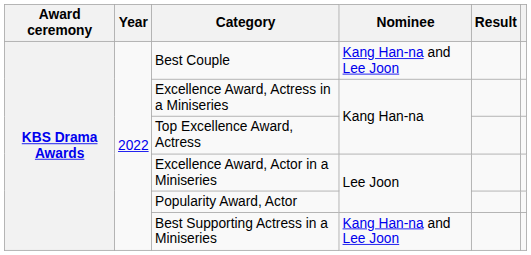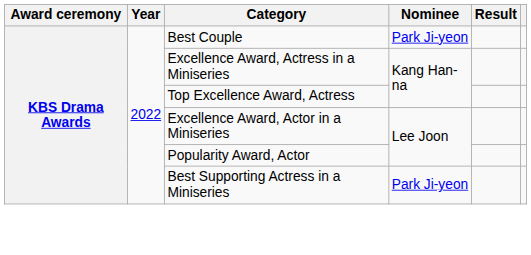(396, 60) Kang Han-na and Lee Joon -> (430, 37) Park Ji-yeon
(396, 231) Kang Han-na and Lee Joon -> (430, 185) Park Ji-yeon
